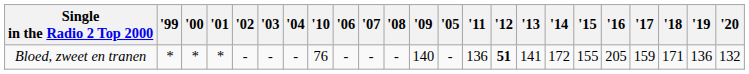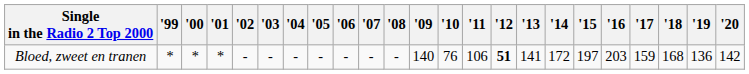columns swapped: (450, 24) <-> (321, 24)
(477, 57) 136 -> (477, 57) 106
(588, 57) 155 -> (588, 57) 197
(616, 57) 205 -> (616, 57) 203
(673, 57) 171 -> (673, 57) 168
(730, 57) 132 -> (730, 57) 142
